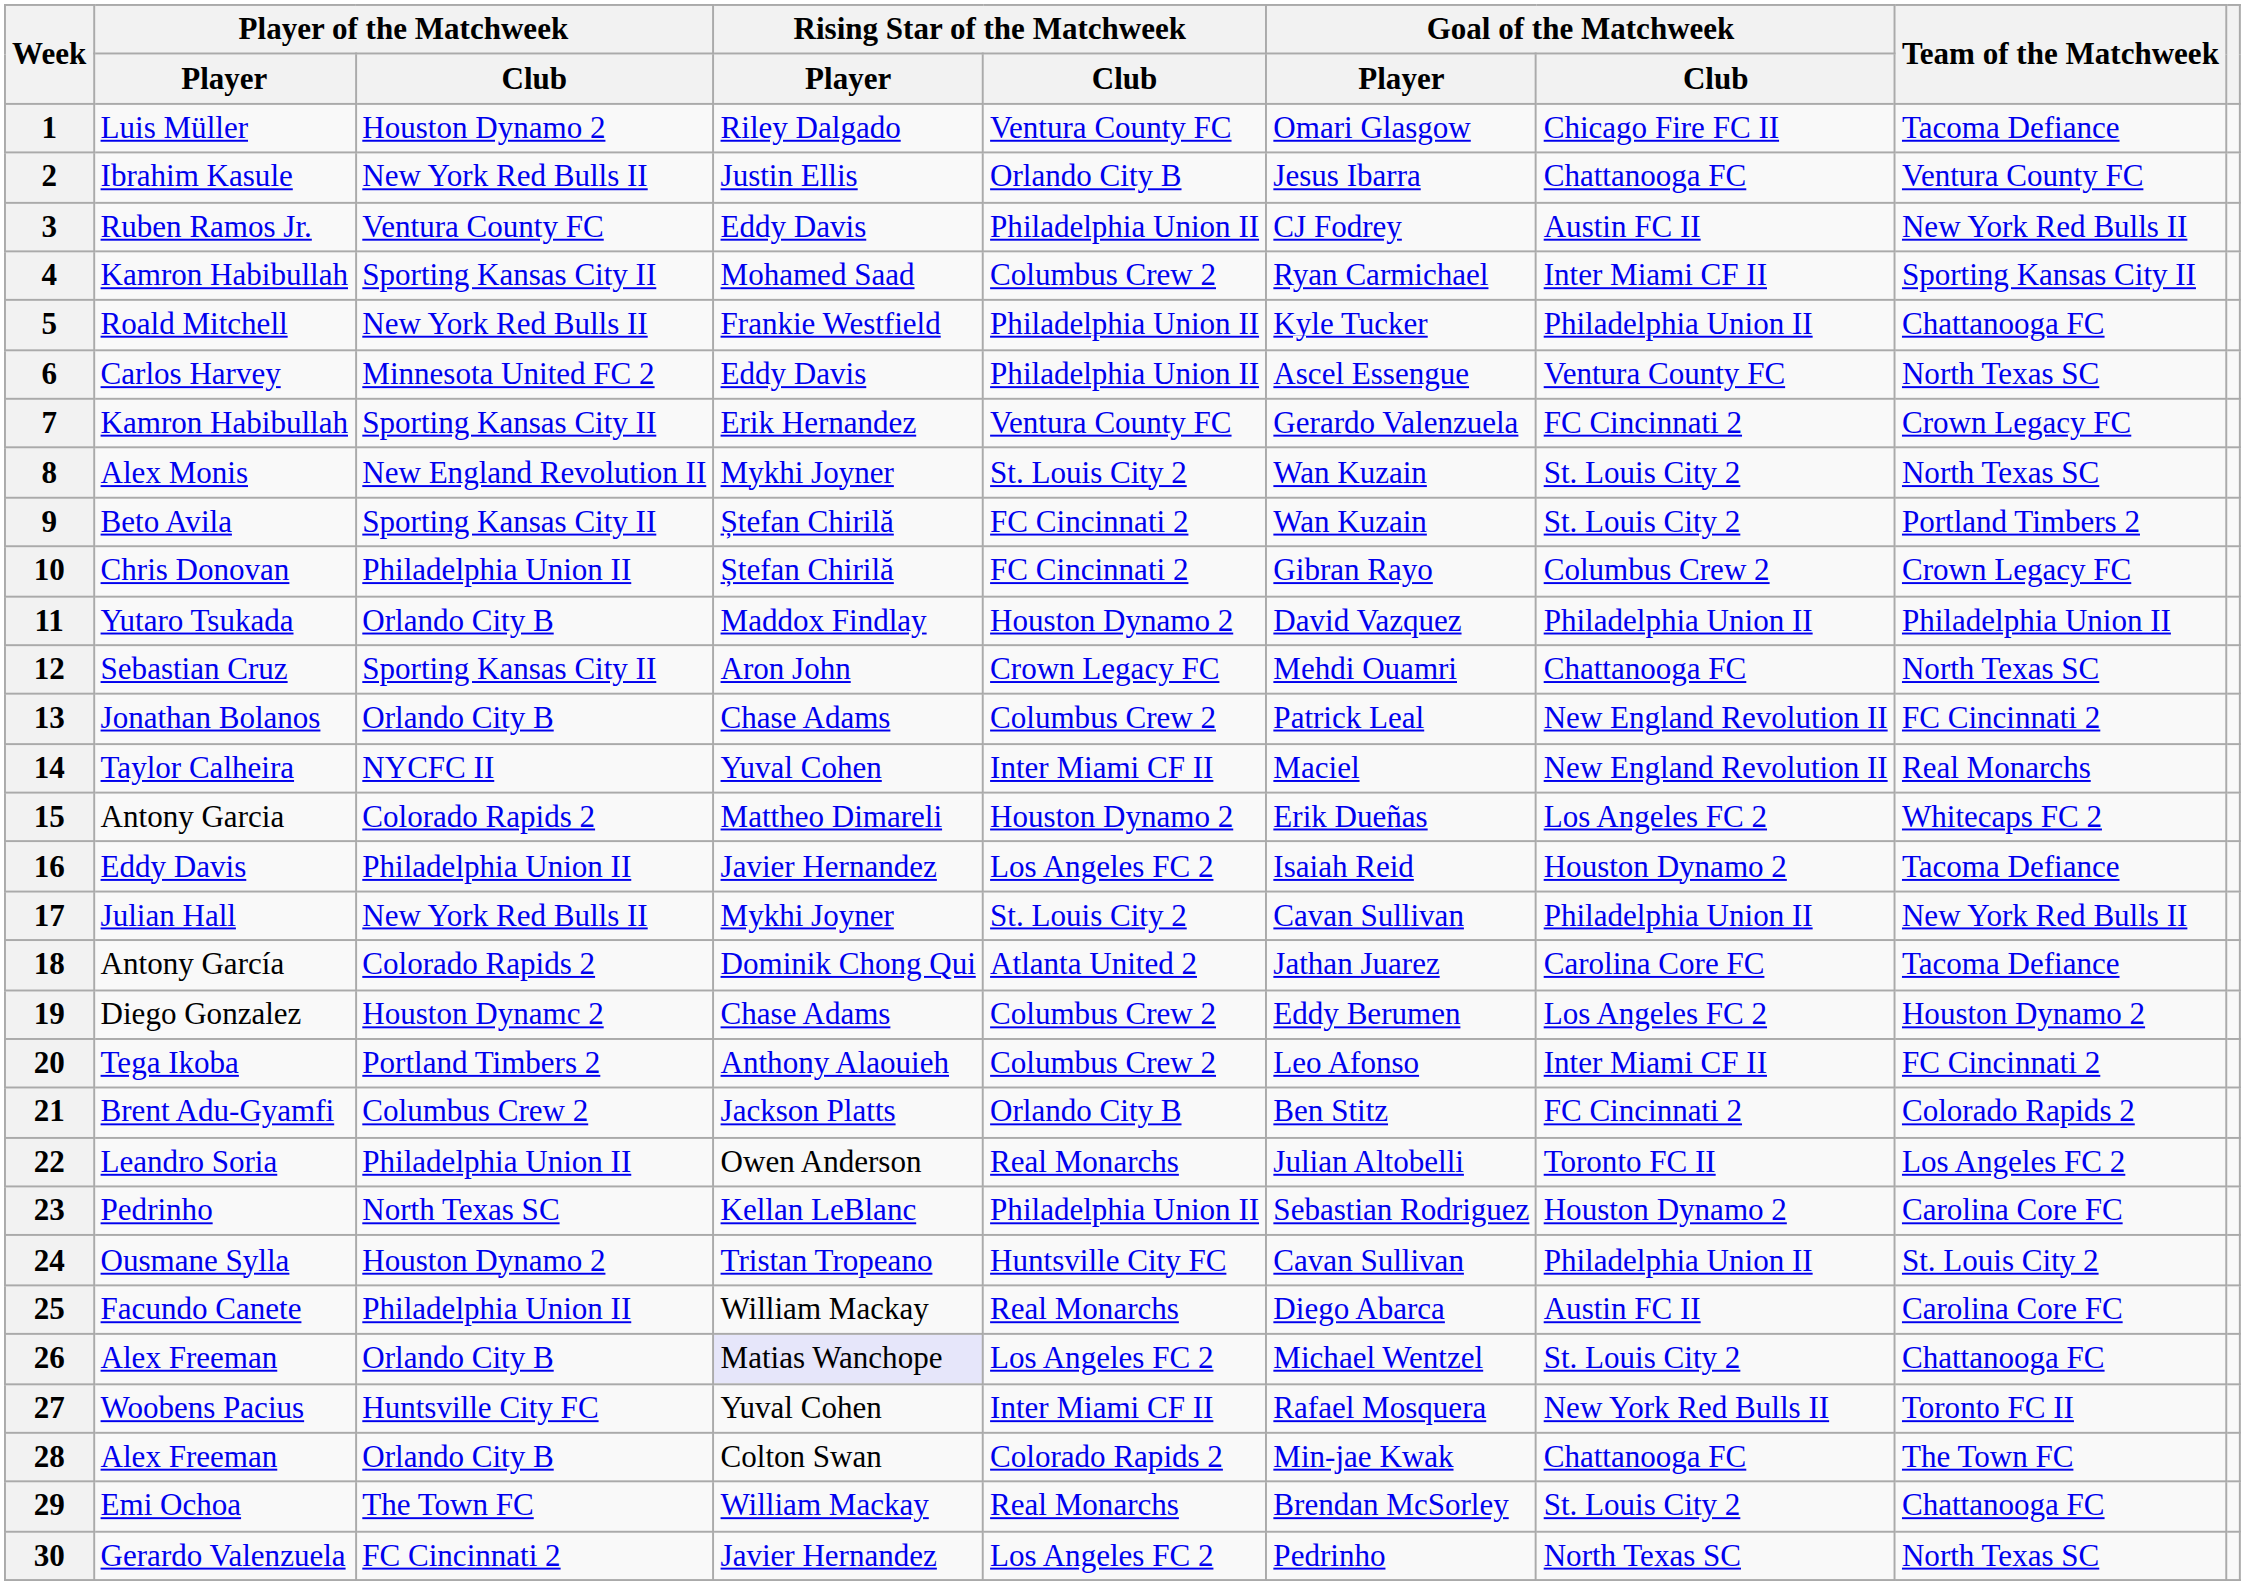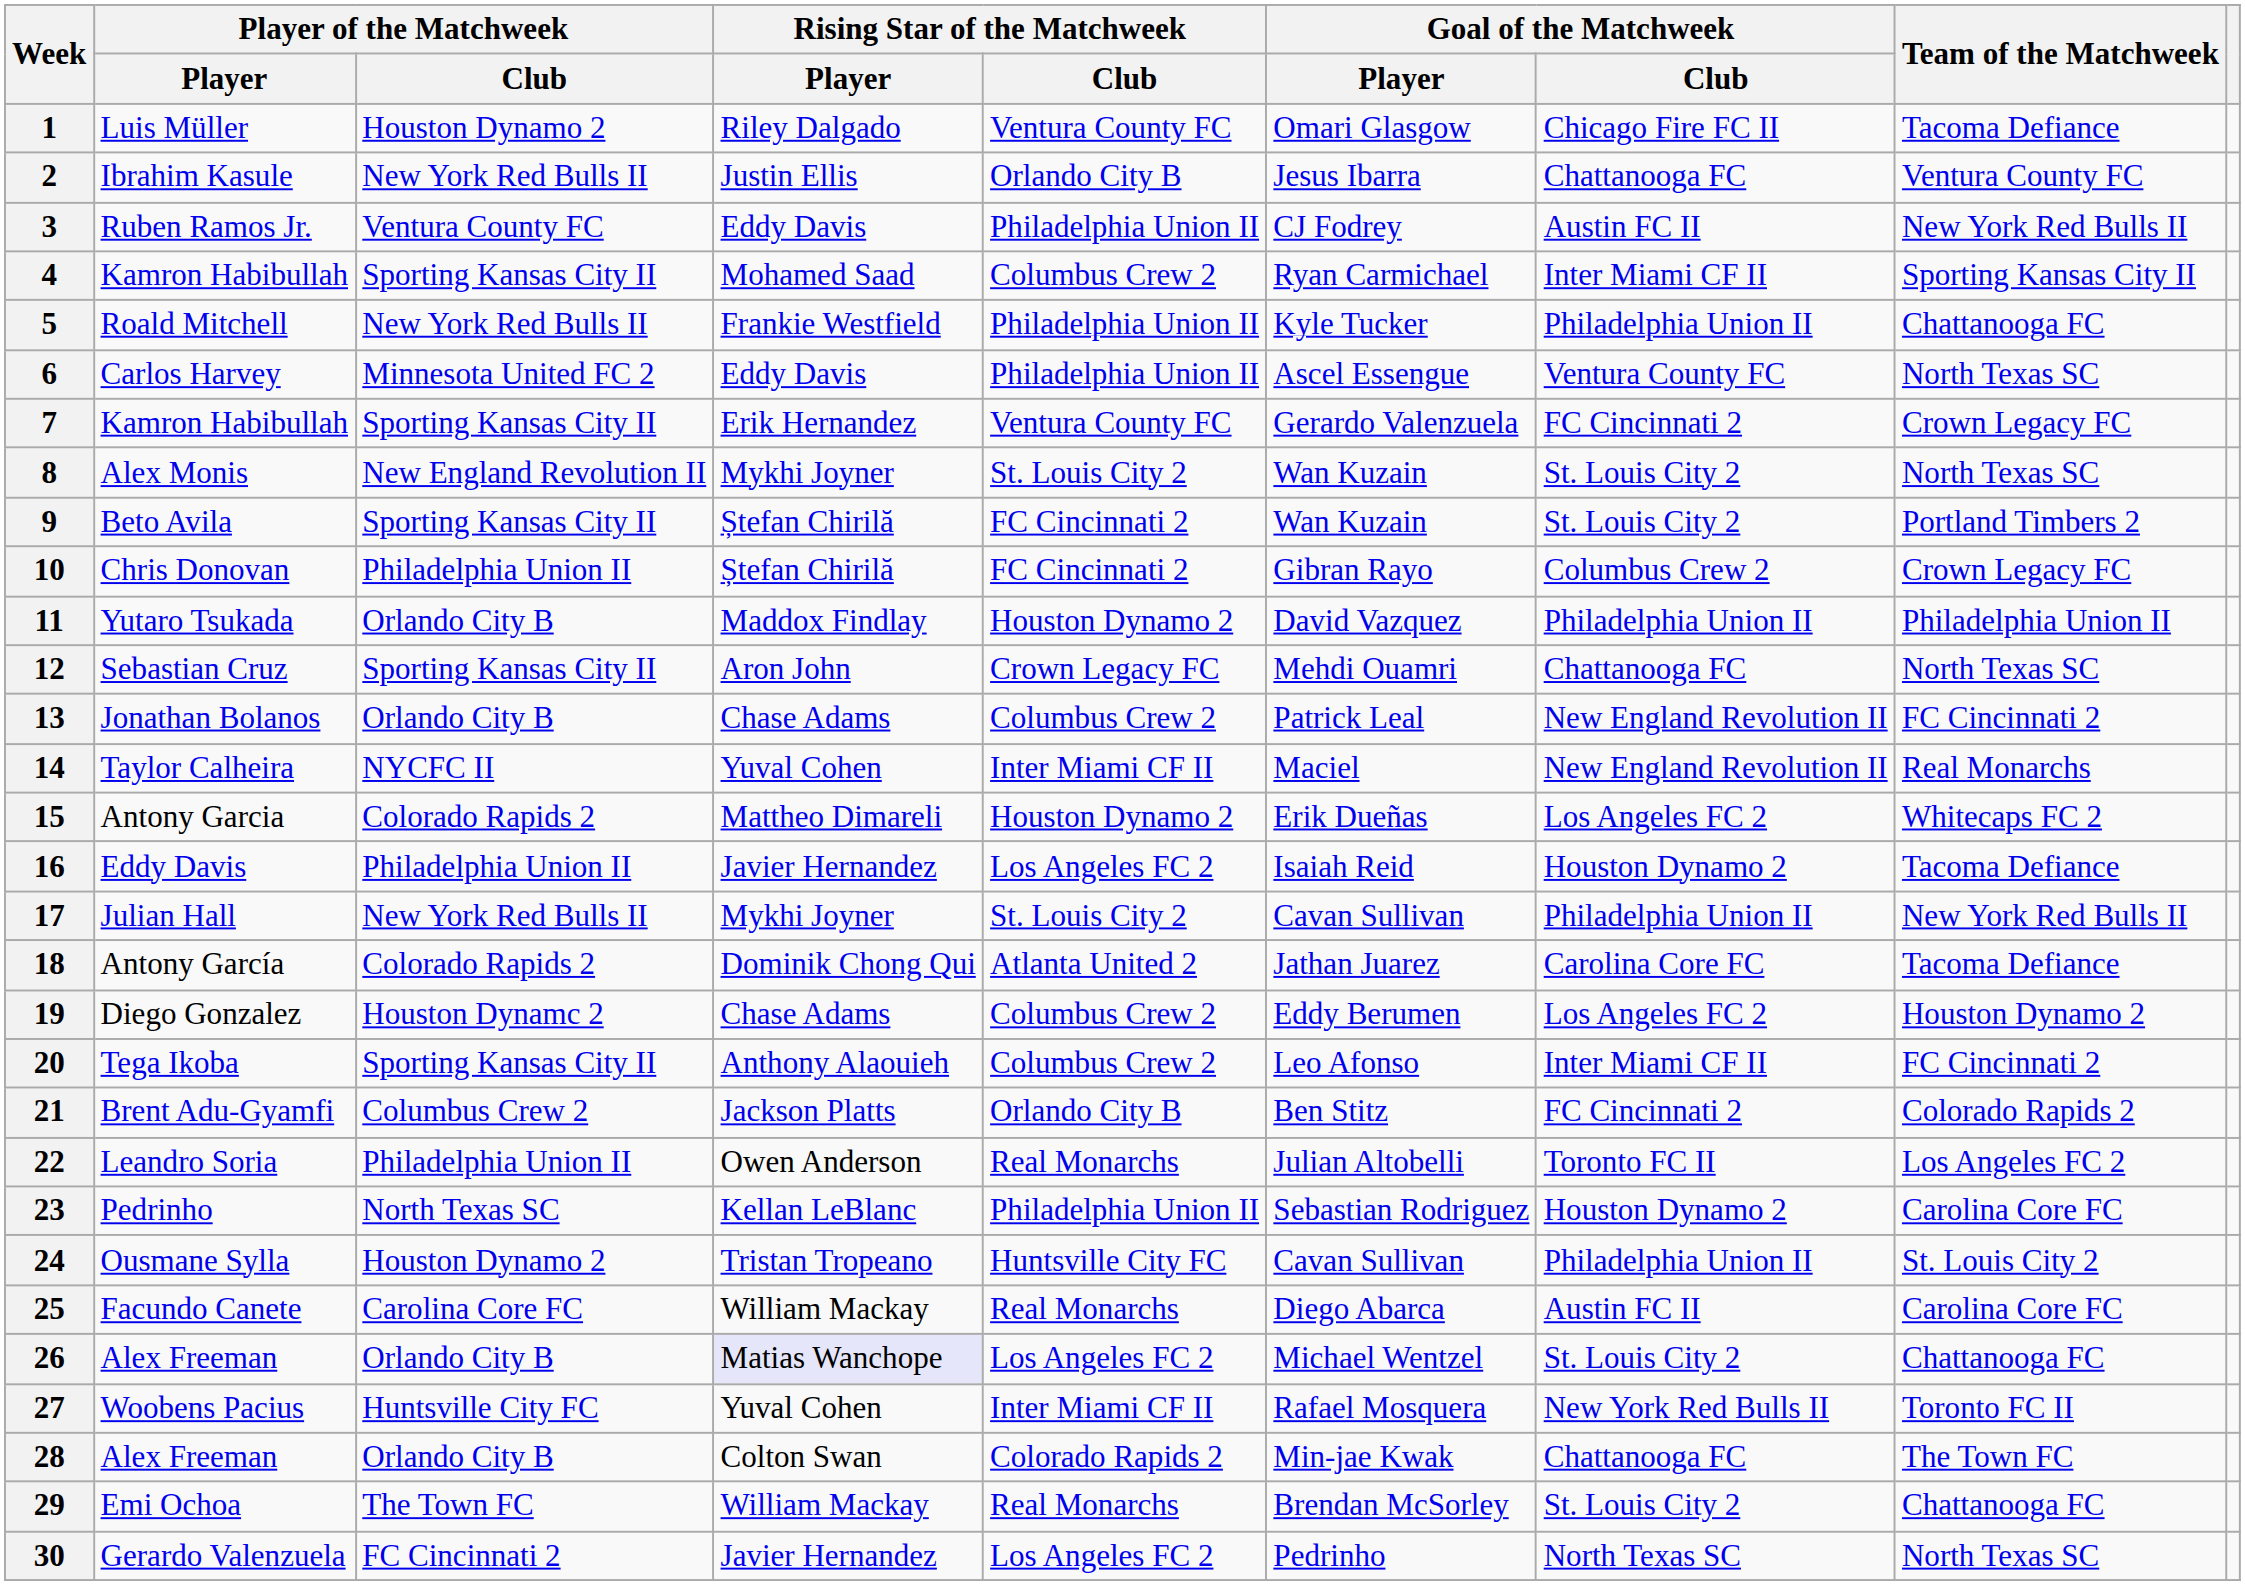(481, 1062) Portland Timbers 2 -> (509, 1062) Sporting Kansas City II
(497, 1309) Philadelphia Union II -> (473, 1309) Carolina Core FC
